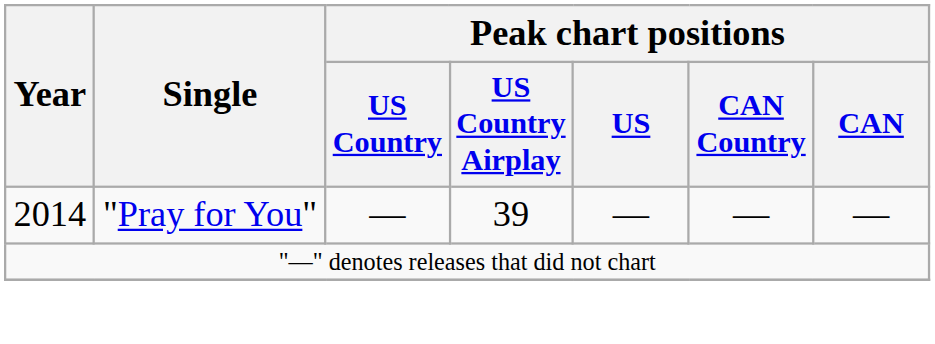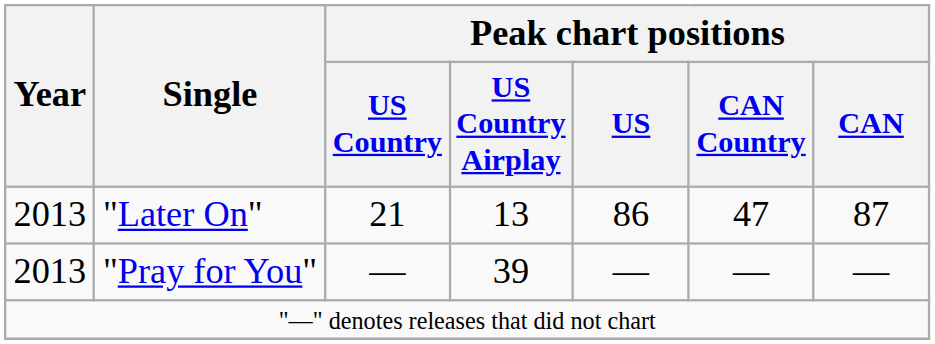+ row: (183, 214)
(50, 214) 2014 -> (50, 271) 2013
